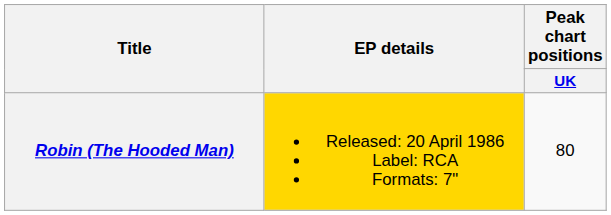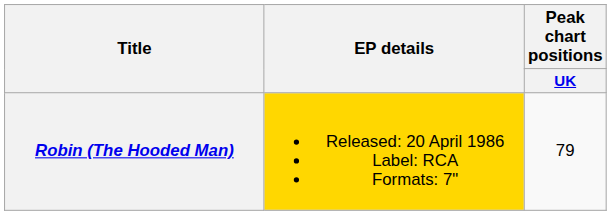(565, 151) 80 -> (565, 151) 79
